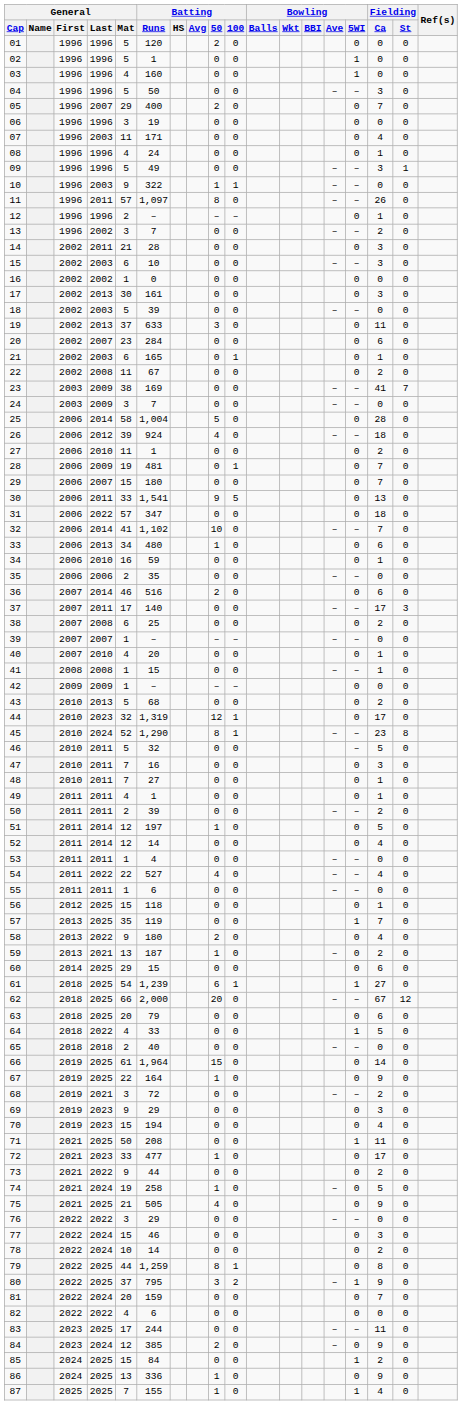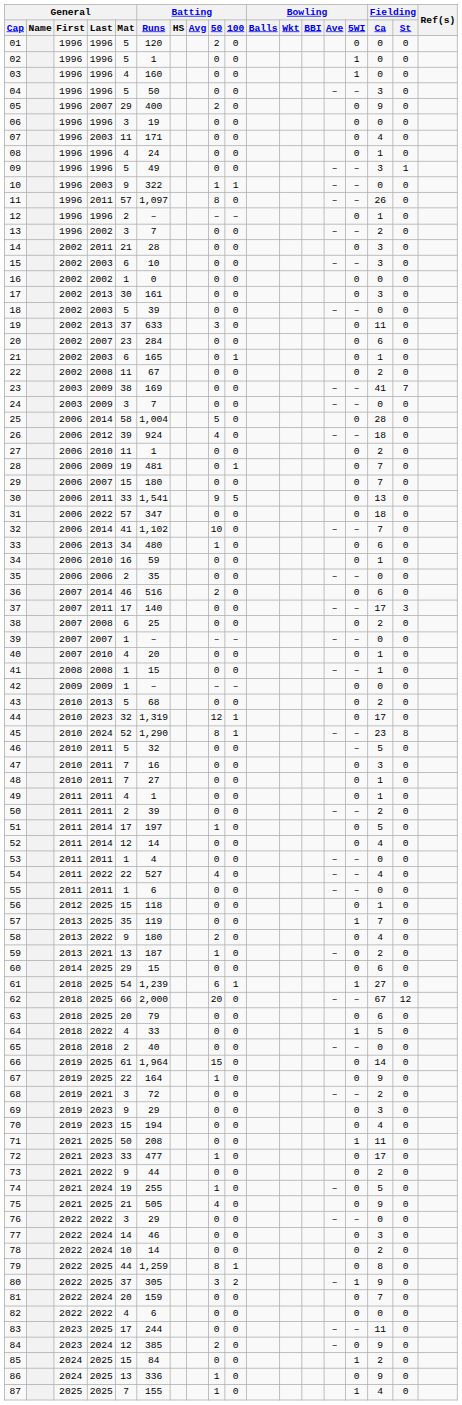(380, 106) 7 -> (380, 106) 9
(126, 828) 12 -> (126, 828) 17
(154, 1188) 258 -> (154, 1188) 255
(126, 1235) 15 -> (126, 1235) 14
(154, 1282) 795 -> (154, 1282) 305
